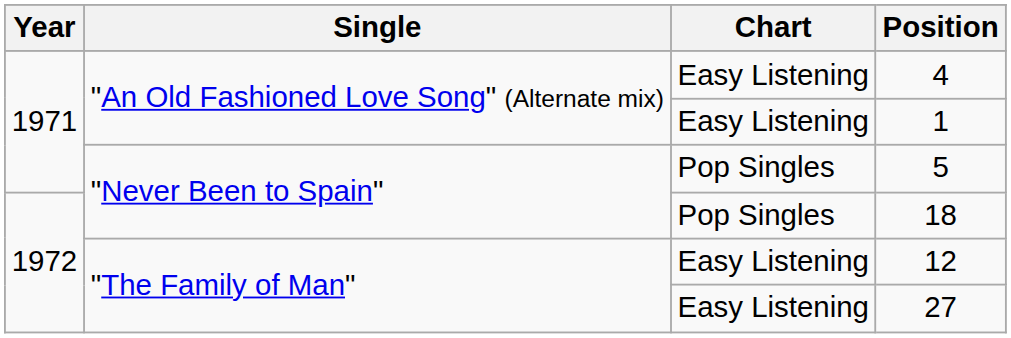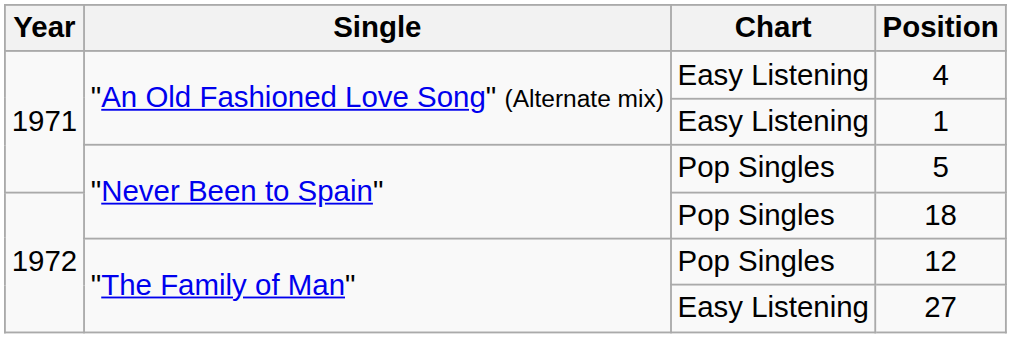(773, 261) Easy Listening -> (756, 261) Pop Singles
